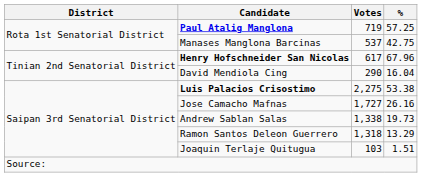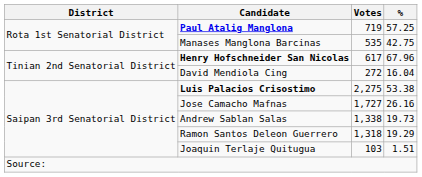(373, 42) 537 -> (373, 42) 535
(373, 73) 290 -> (373, 73) 272
(400, 134) 13.29 -> (400, 134) 19.29
